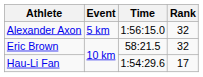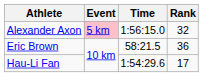(98, 30) no background -> (98, 30) pink background
(183, 47) 32 -> (183, 47) 36
